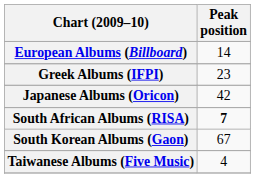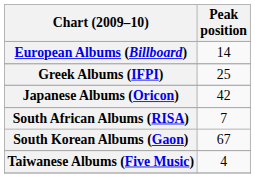(224, 74) 23 -> (224, 74) 25
(224, 118) bold -> (224, 118) normal
